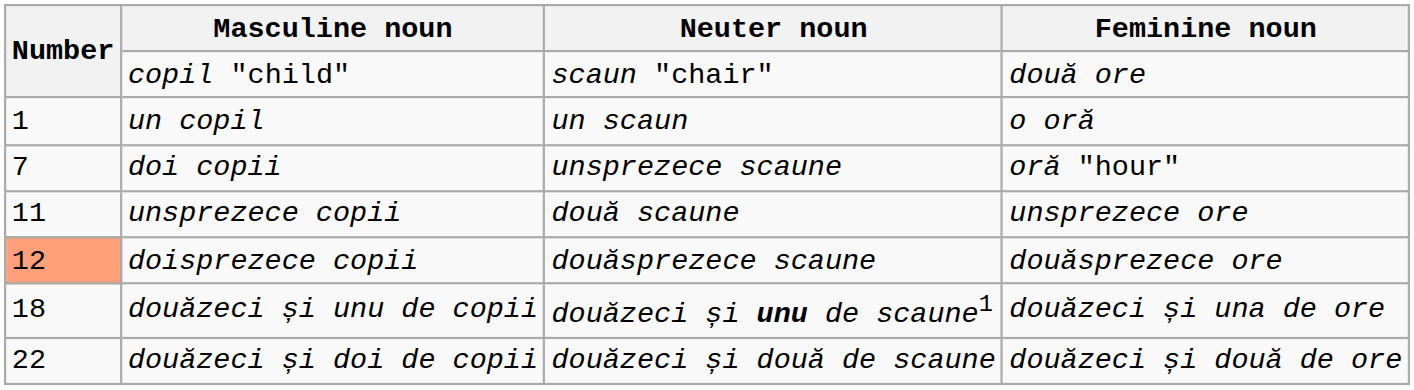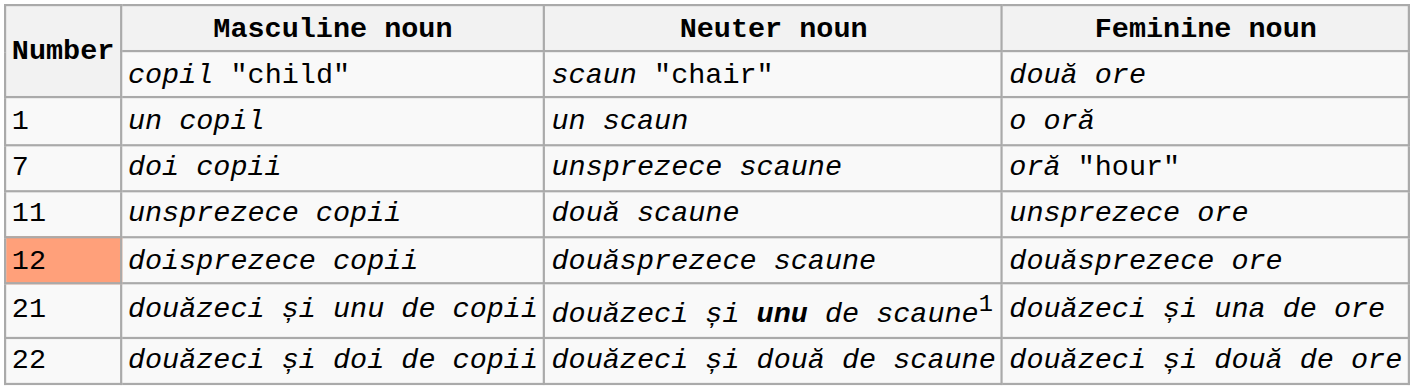(29, 310) 18 -> (29, 310) 21
